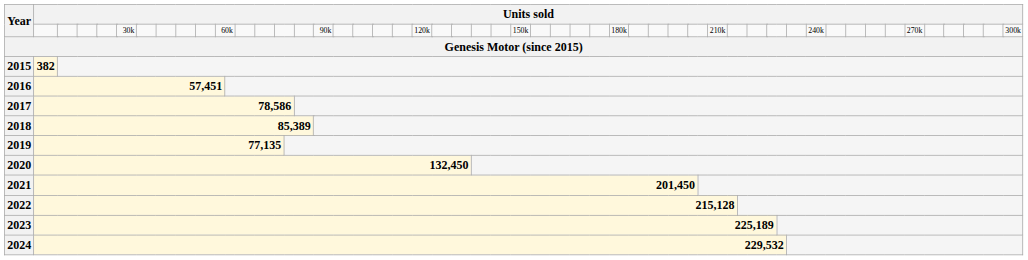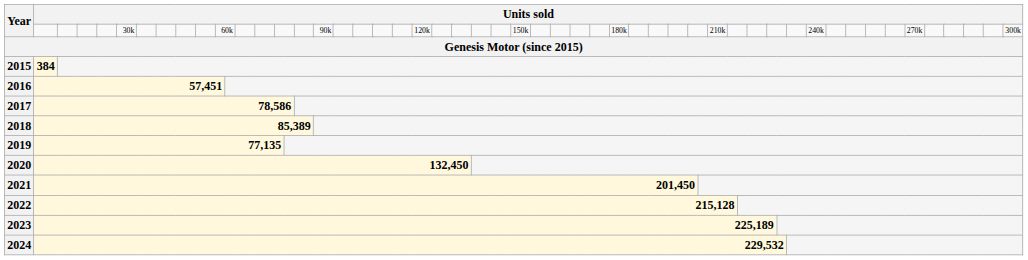(46, 66) 382 -> (46, 66) 384
